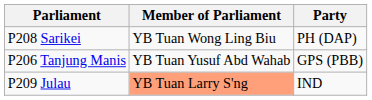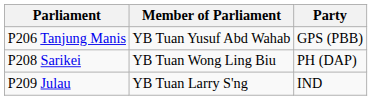rows swapped: (67, 60) <-> (44, 38)
(190, 83) lightsalmon background -> (190, 83) no background
